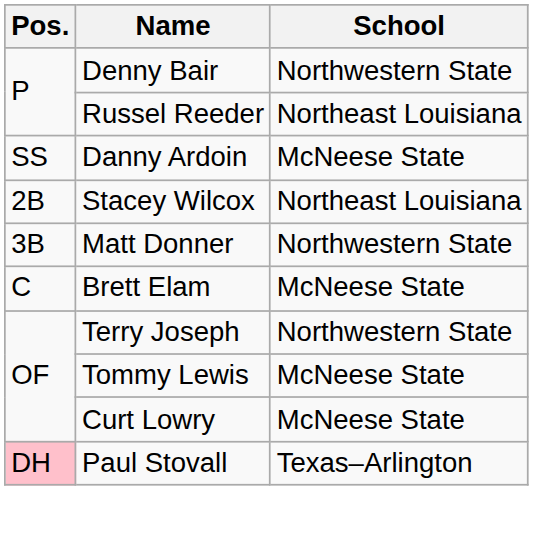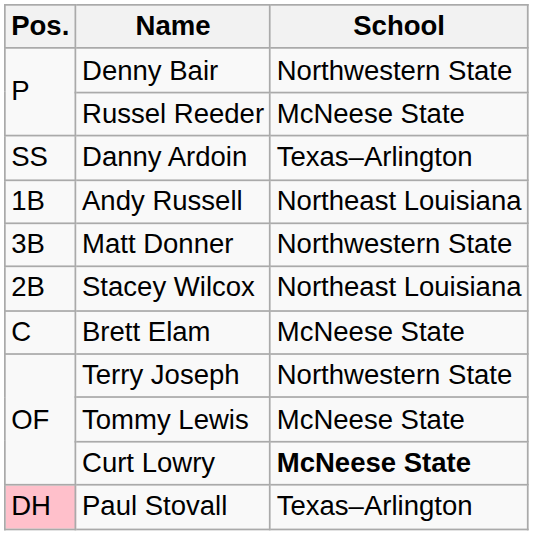(399, 113) Northeast Louisiana -> (371, 113) McNeese State
(371, 157) McNeese State -> (375, 157) Texas–Arlington
+ row: (162, 200)
rows swapped: (168, 200) <-> (158, 244)
(371, 419) normal -> (374, 462) bold
